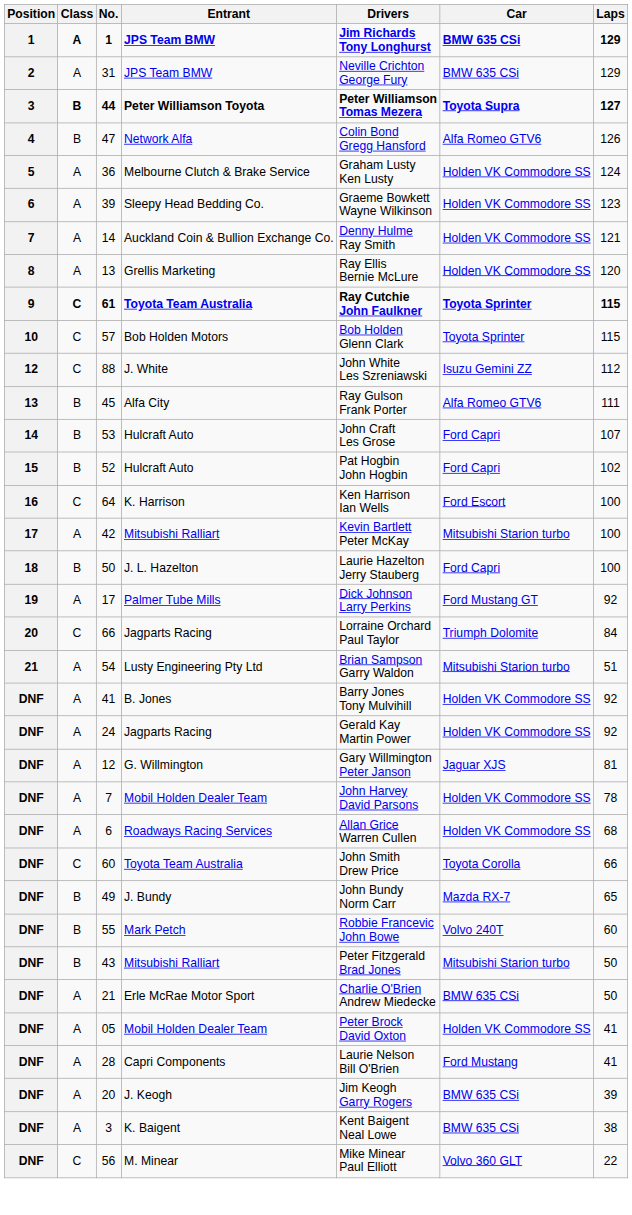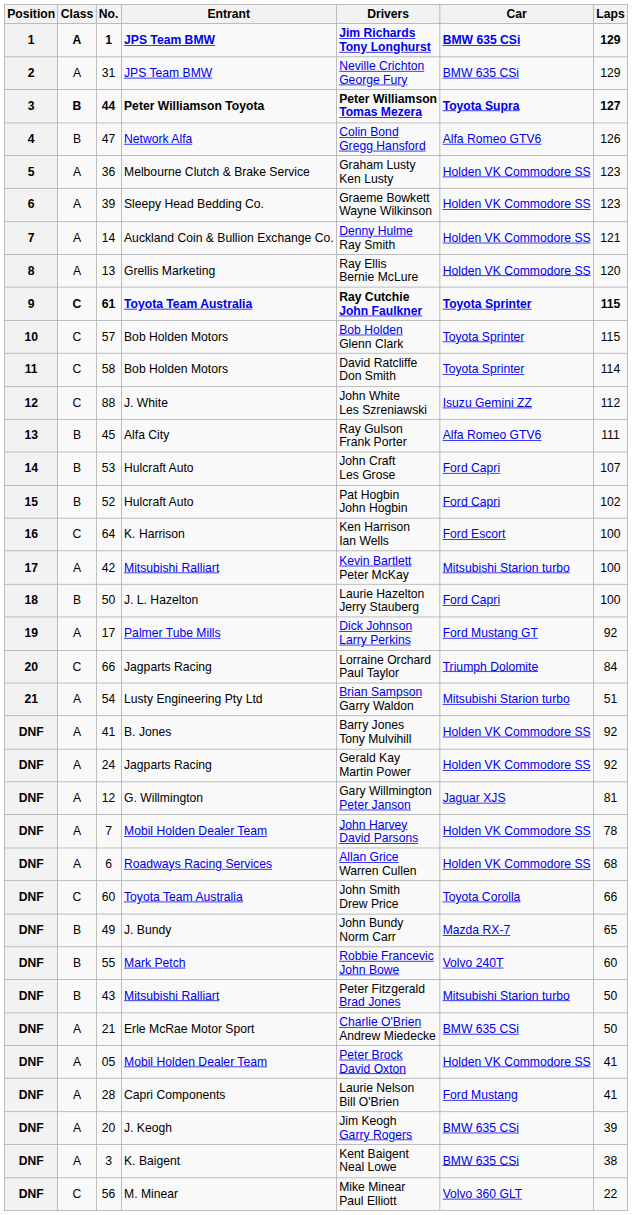(610, 172) 124 -> (610, 172) 123
+ row: (109, 369)
